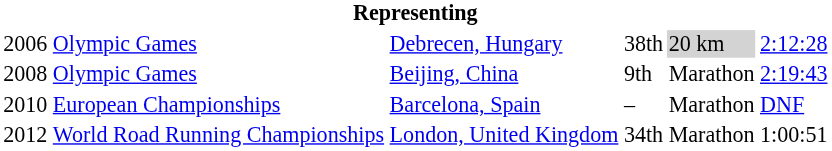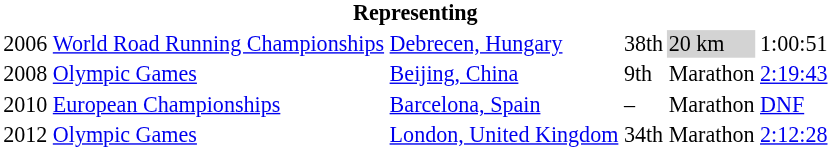(125, 43) Olympic Games -> (218, 43) World Road Running Championships
(794, 43) 2:12:28 -> (794, 43) 1:00:51
(218, 134) World Road Running Championships -> (125, 134) Olympic Games
(794, 134) 1:00:51 -> (794, 134) 2:12:28
